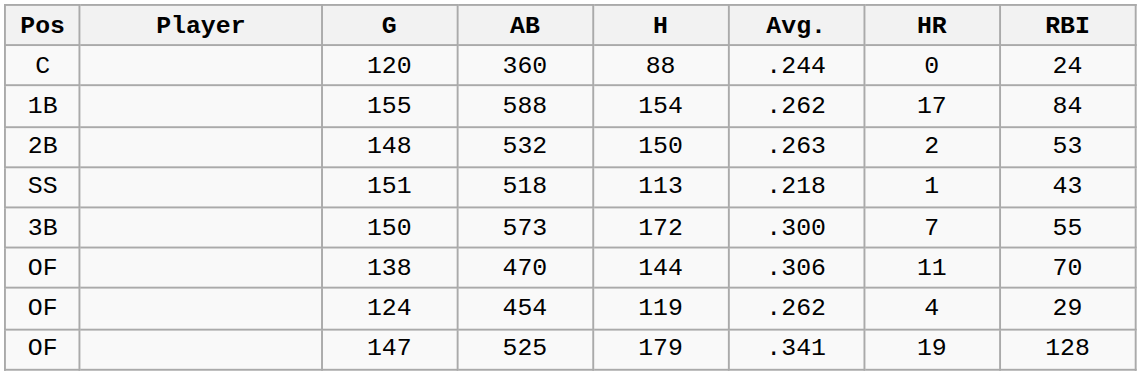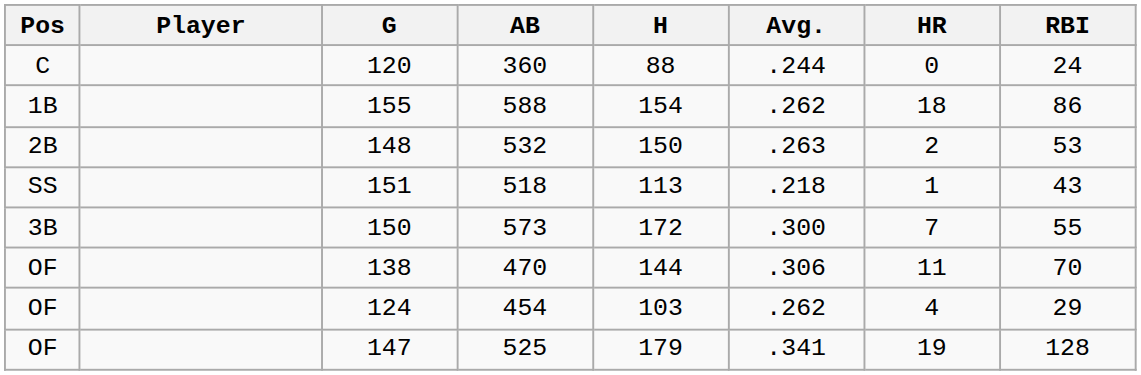(932, 106) 17 -> (932, 106) 18
(1068, 106) 84 -> (1068, 106) 86
(661, 308) 119 -> (661, 308) 103
